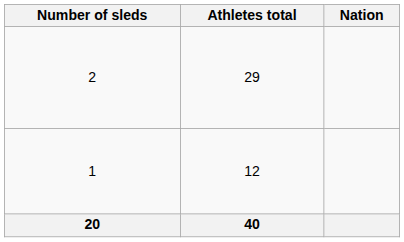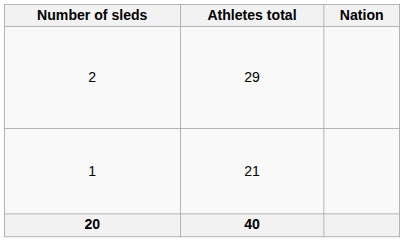(252, 171) 12 -> (252, 171) 21
